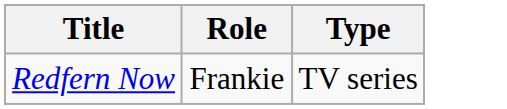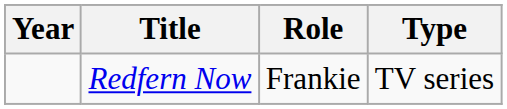+ column: (43, 29)
